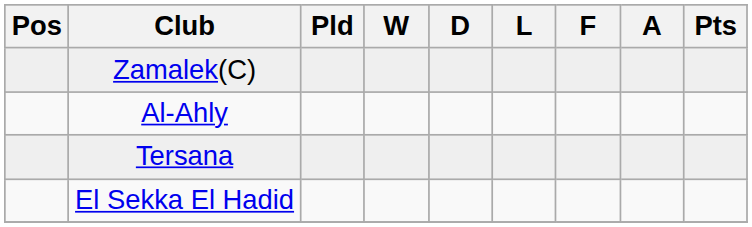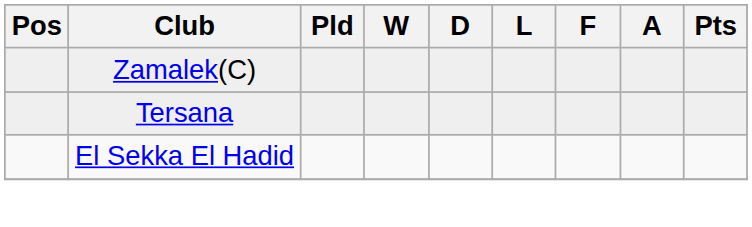- row: (185, 112)
